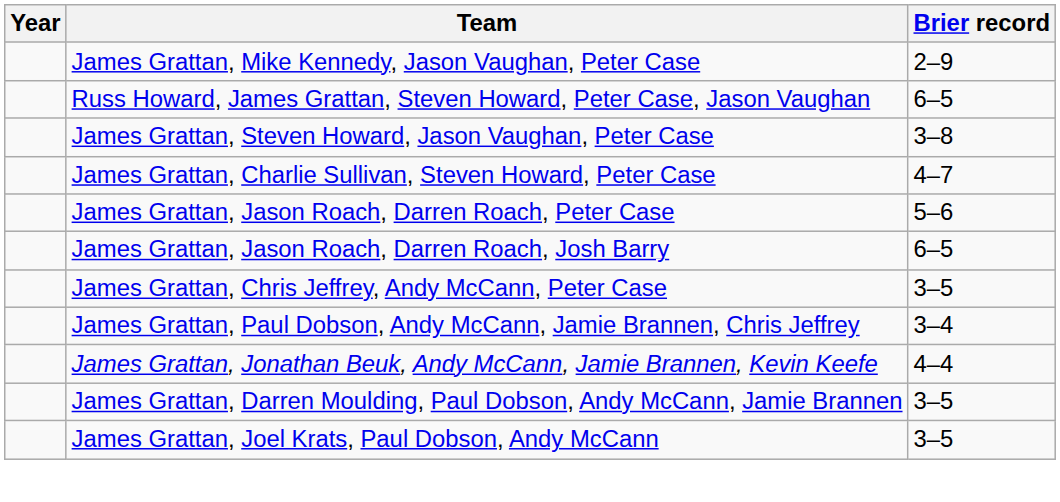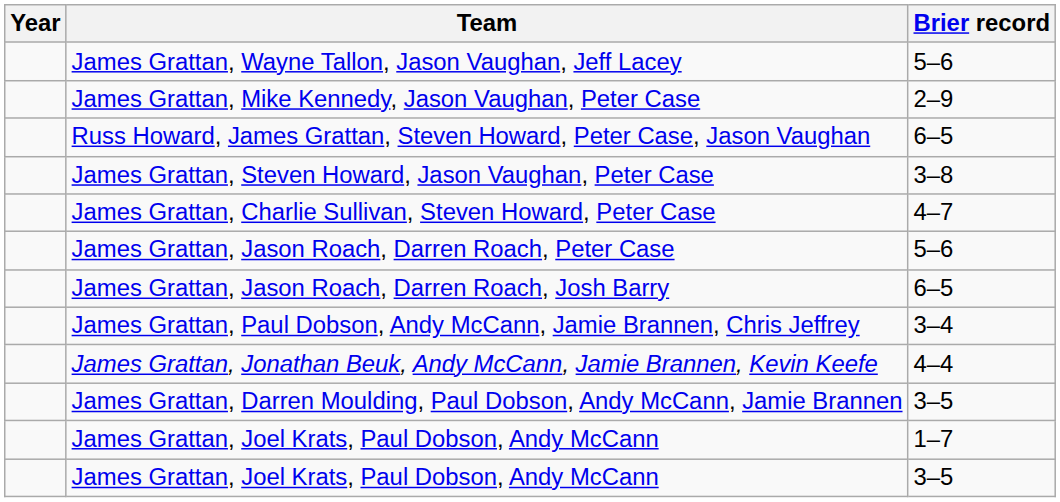+ row: (377, 61)
- row: (369, 288)
+ row: (365, 439)
